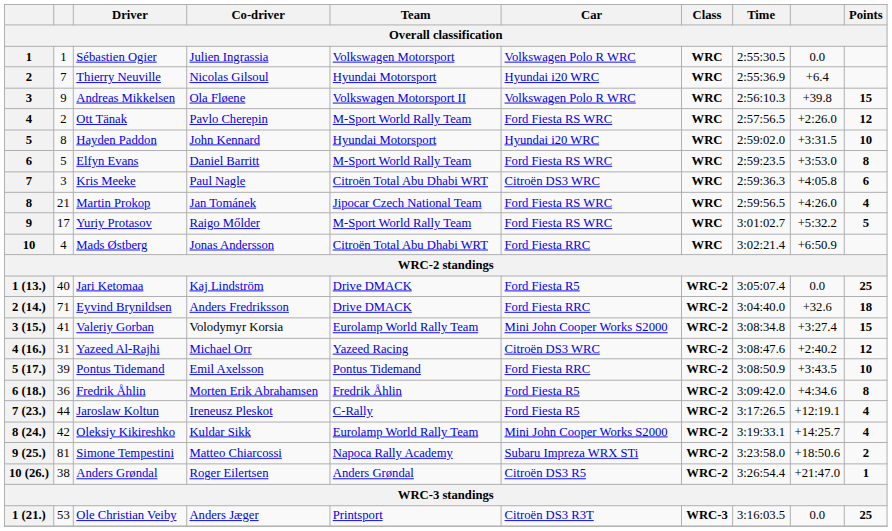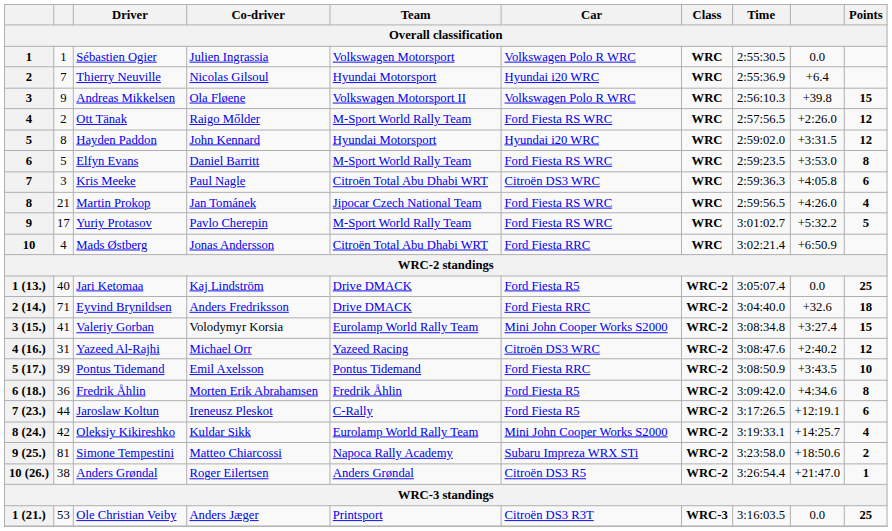(229, 118) Pavlo Cherepin -> (225, 118) Raigo Mőlder
(866, 139) 10 -> (866, 139) 12
(225, 223) Raigo Mőlder -> (229, 223) Pavlo Cherepin
(866, 410) 4 -> (866, 410) 6
